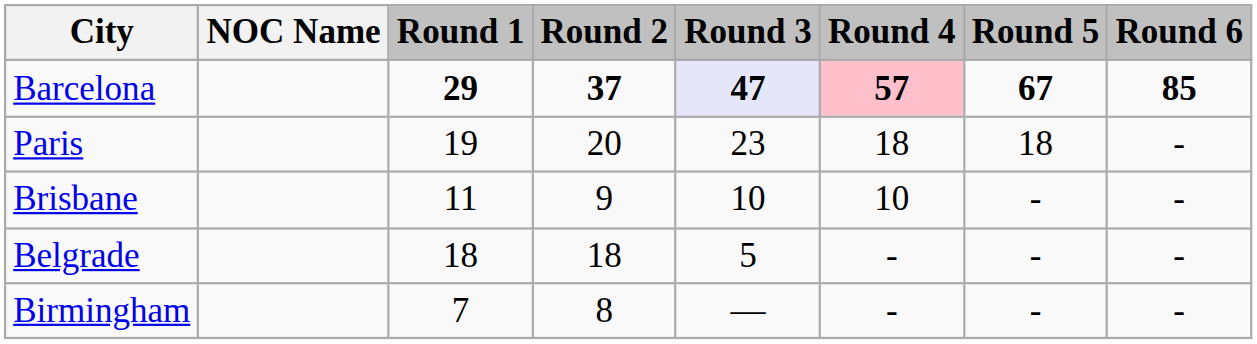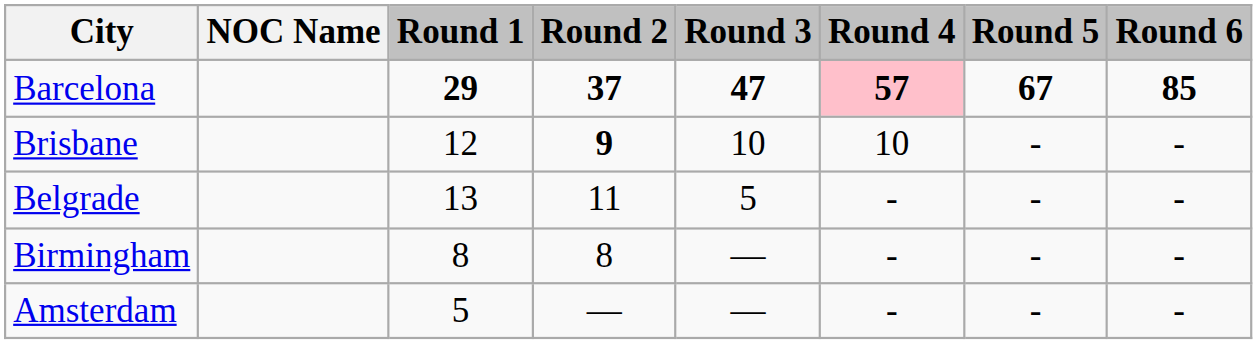(748, 87) lavender background -> (748, 87) no background
- row: (48, 143)
(461, 198) 11 -> (461, 143) 12
(604, 198) normal -> (604, 143) bold
(461, 254) 18 -> (461, 198) 13
(604, 254) 18 -> (604, 198) 11
(461, 310) 7 -> (461, 254) 8
+ row: (95, 310)
